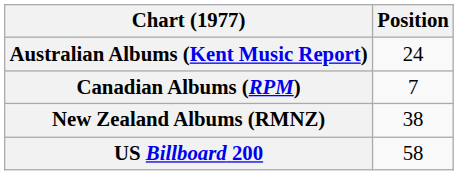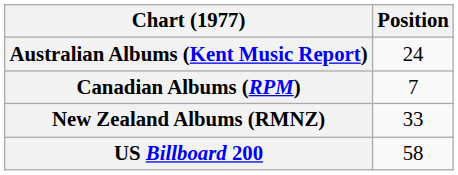(413, 119) 38 -> (413, 119) 33
